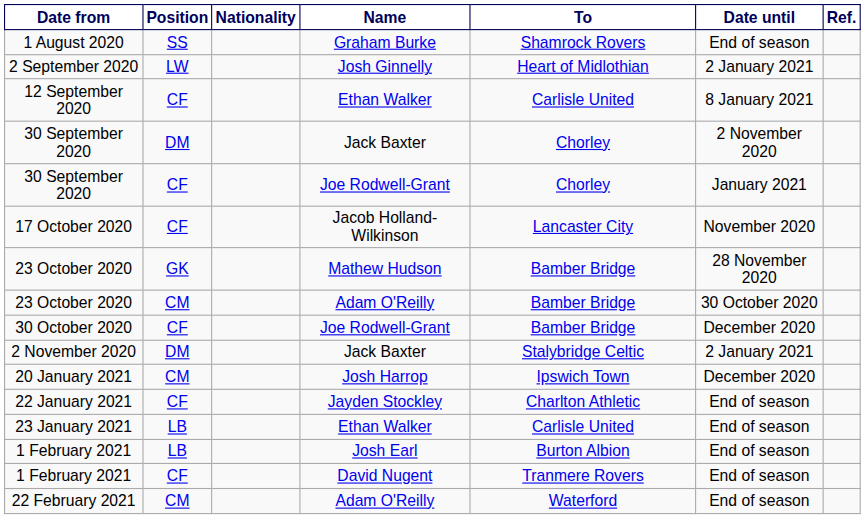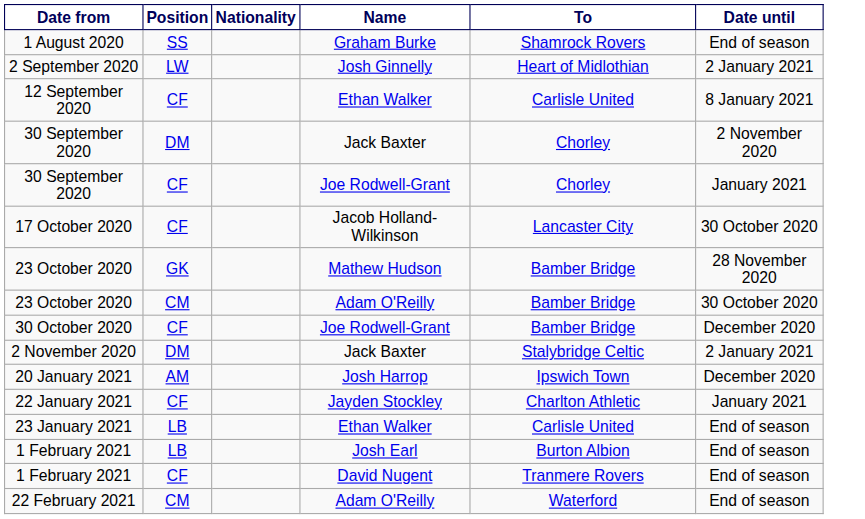- column: (841, 17)
(759, 227) November 2020 -> (759, 227) 30 October 2020
(177, 377) CM -> (177, 377) AM
(759, 402) End of season -> (759, 402) January 2021
